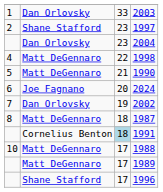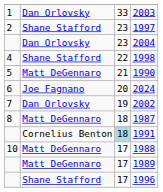(62, 58) Matt DeGennaro -> (62, 58) Shane Stafford
